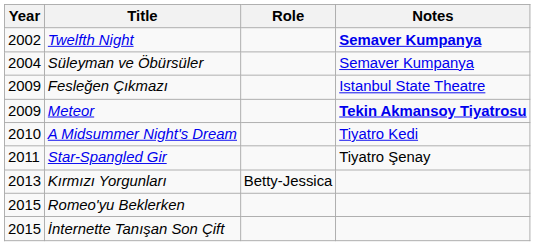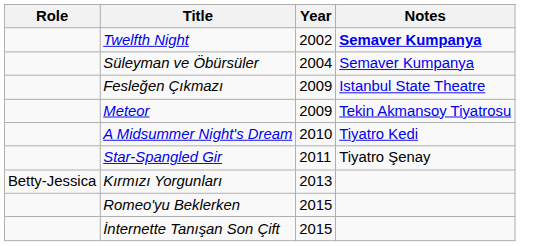columns swapped: (24, 16) <-> (288, 16)
(433, 110) bold -> (425, 110) normal
